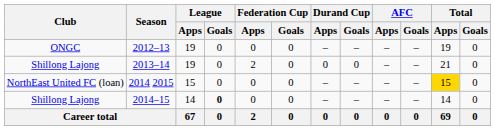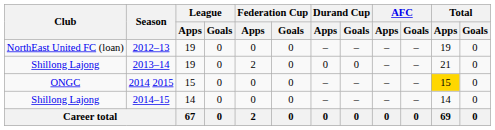(65, 48) ONGC -> (65, 48) NorthEast United FC (loan)
(65, 82) NorthEast United FC (loan) -> (65, 82) ONGC
(219, 100) bold -> (219, 100) normal
